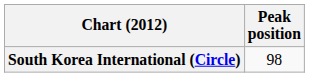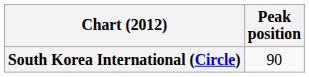(274, 59) 98 -> (274, 59) 90
